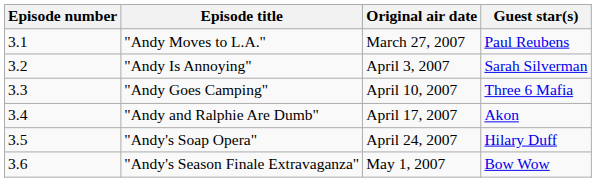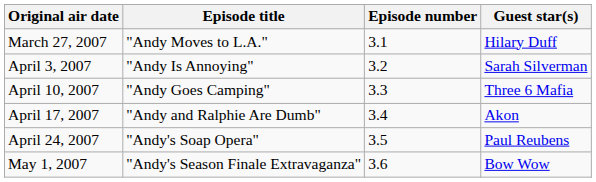columns swapped: (63, 16) <-> (422, 16)
(527, 41) Paul Reubens -> (521, 41) Hilary Duff
(521, 139) Hilary Duff -> (527, 139) Paul Reubens
